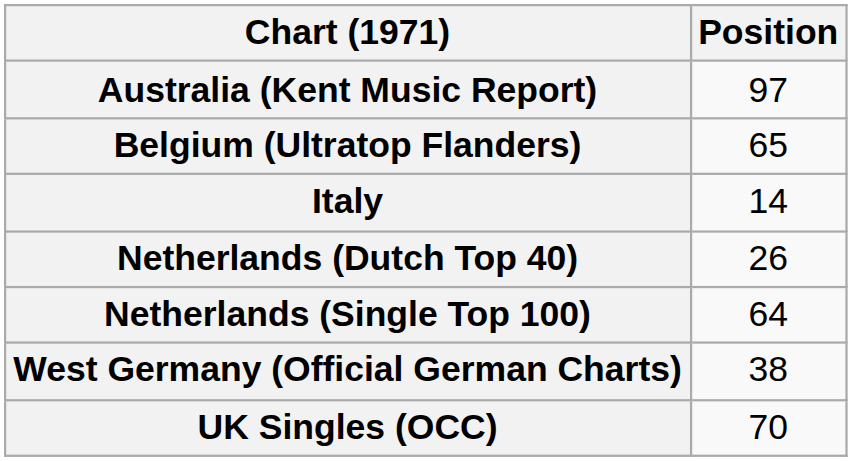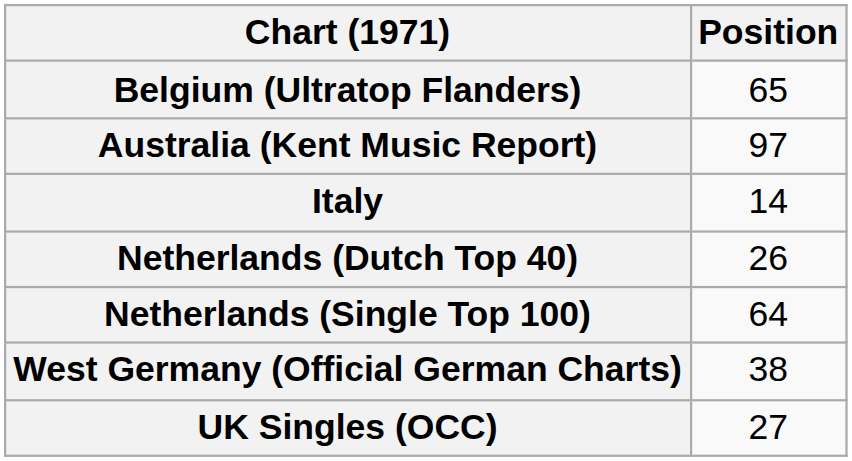rows swapped: (348, 88) <-> (348, 145)
(768, 426) 70 -> (768, 426) 27
